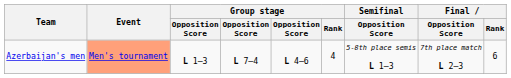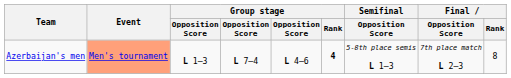(333, 56) normal -> (333, 56) bold
(495, 56) 6 -> (495, 56) 8
